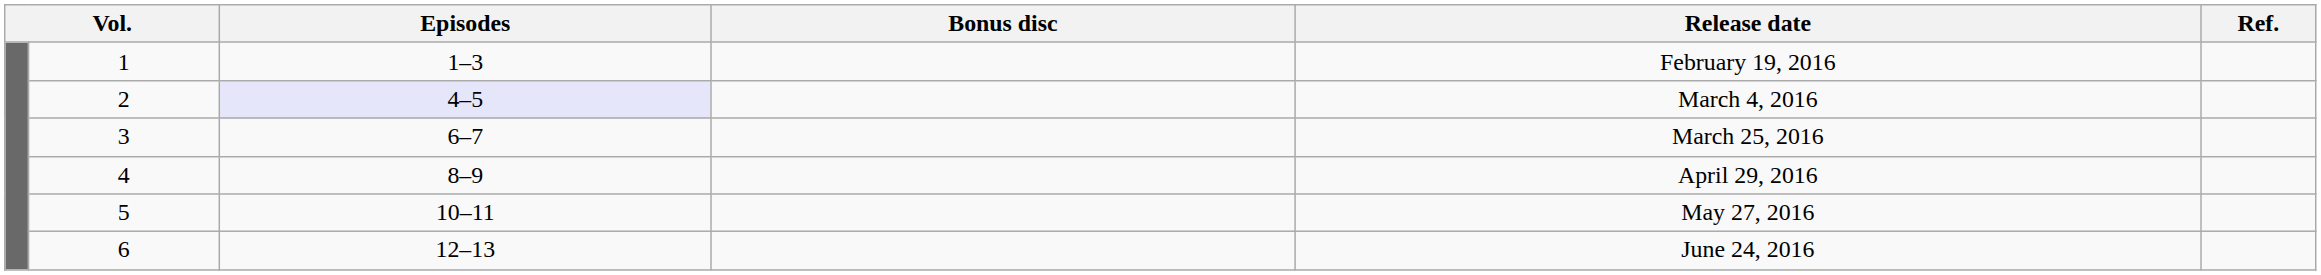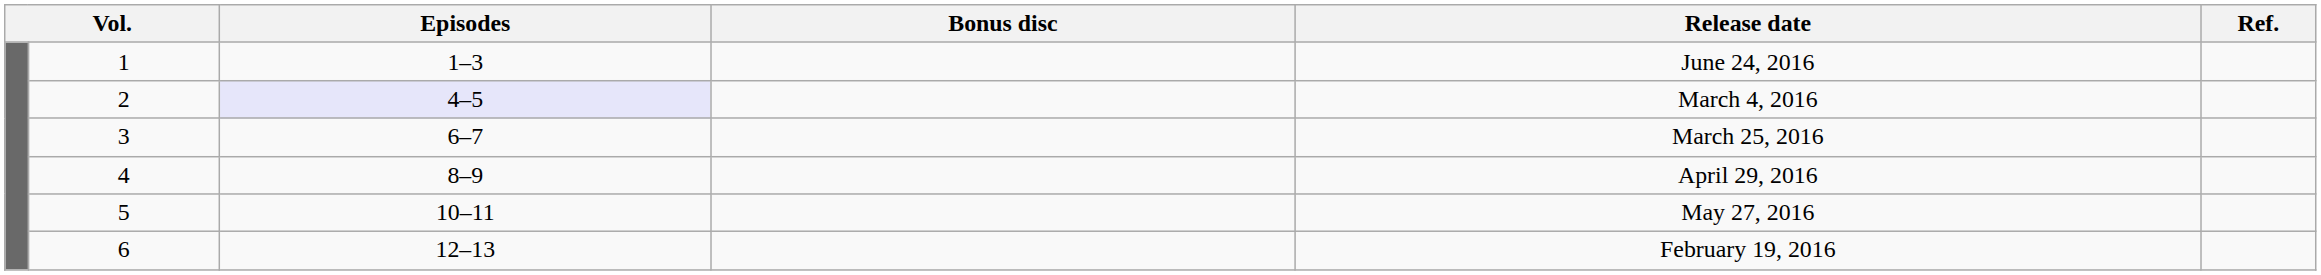(1748, 61) February 19, 2016 -> (1748, 61) June 24, 2016
(1748, 250) June 24, 2016 -> (1748, 250) February 19, 2016
